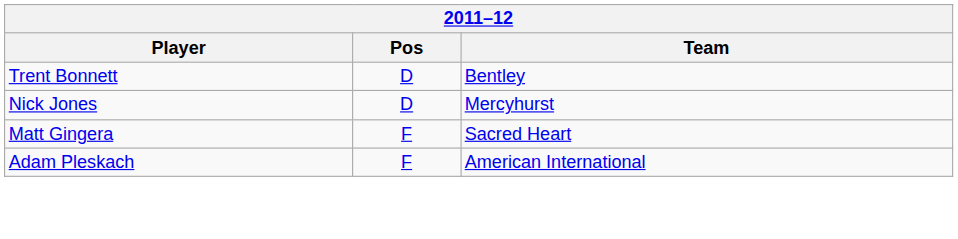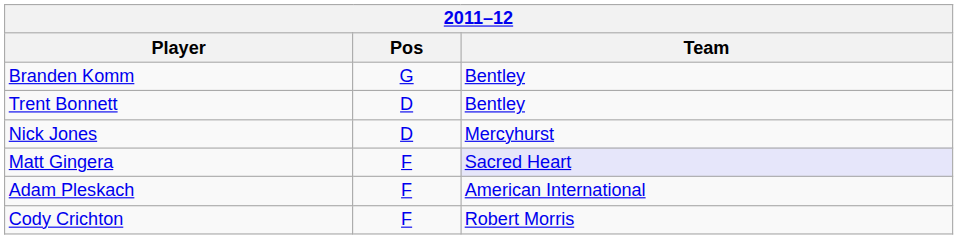+ row: (72, 76)
(518, 133) no background -> (518, 162) lavender background
+ row: (66, 219)
